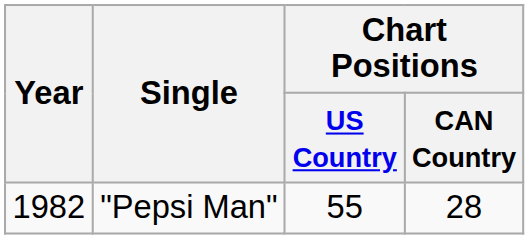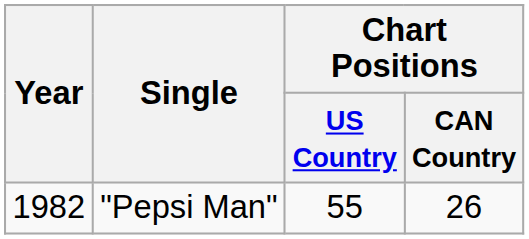(464, 207) 28 -> (464, 207) 26
